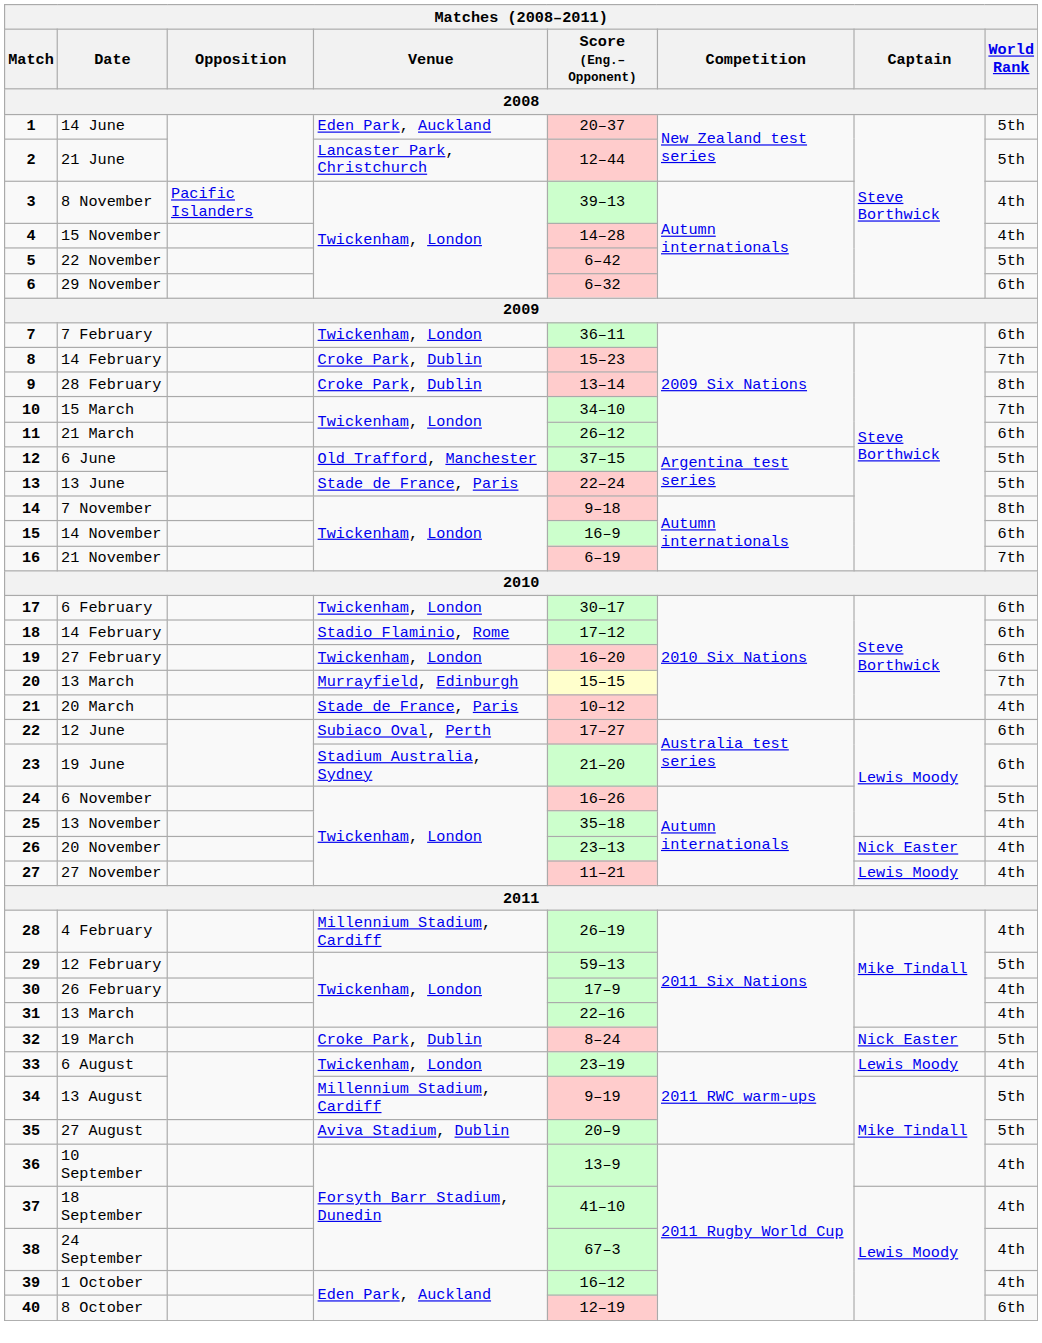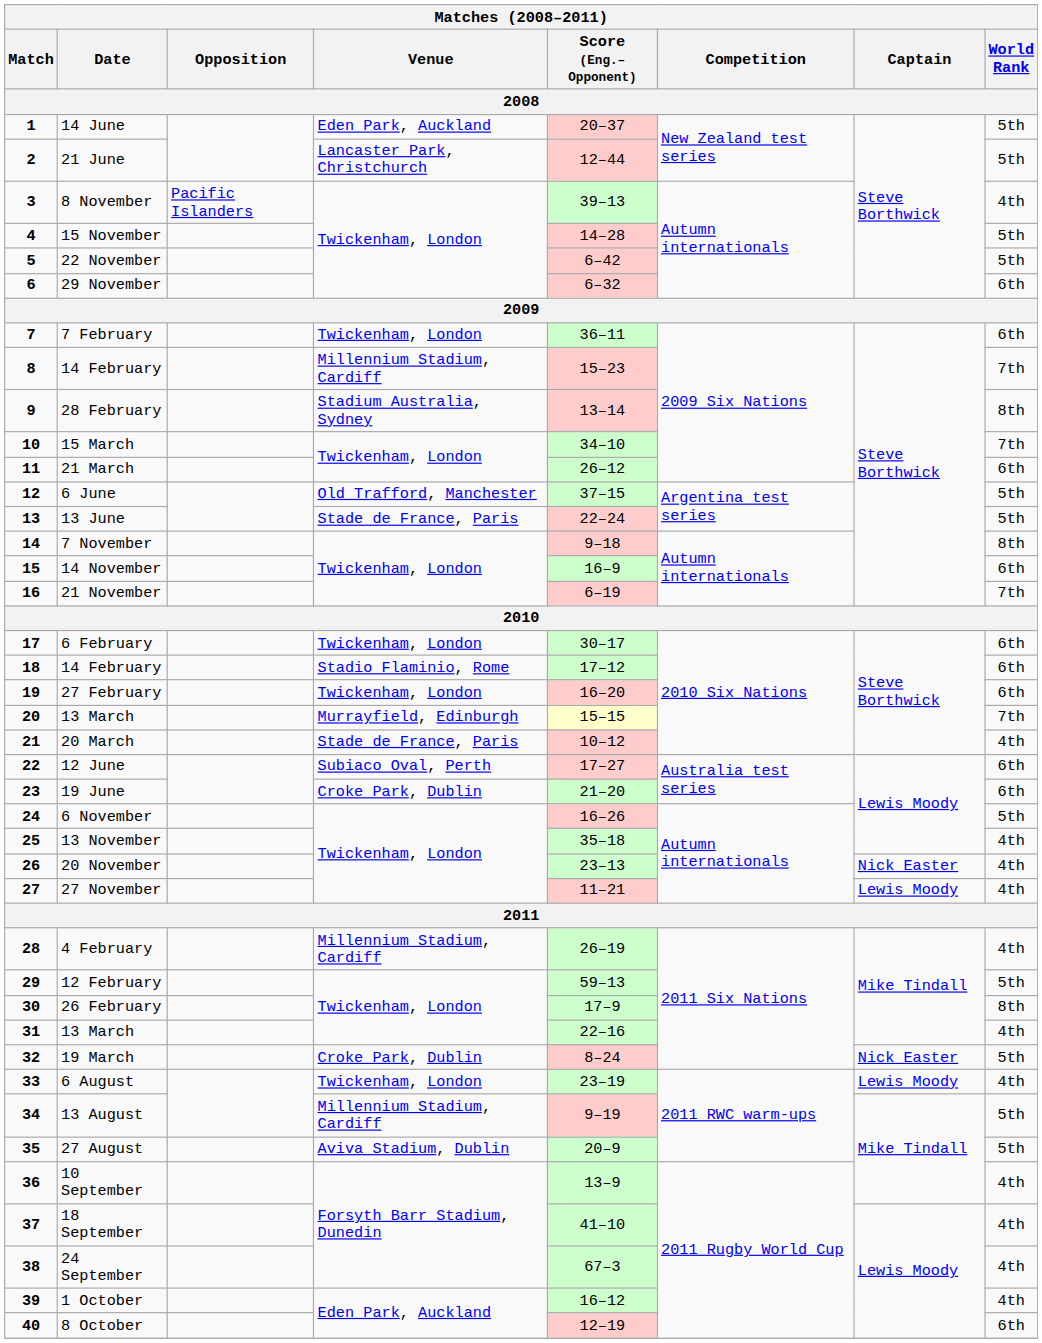(1011, 236) 4th -> (1011, 236) 5th
(400, 360) Croke Park, Dublin -> (404, 369) Millennium Stadium, Cardiff
(400, 385) Croke Park, Dublin -> (400, 411) Stadium Australia, Sydney
(400, 765) Stadium Australia, Sydney -> (400, 792) Croke Park, Dublin
(1011, 990) 4th -> (1011, 1007) 8th
